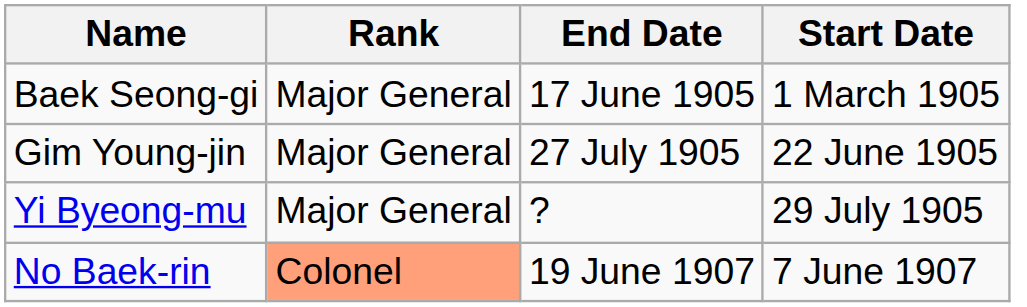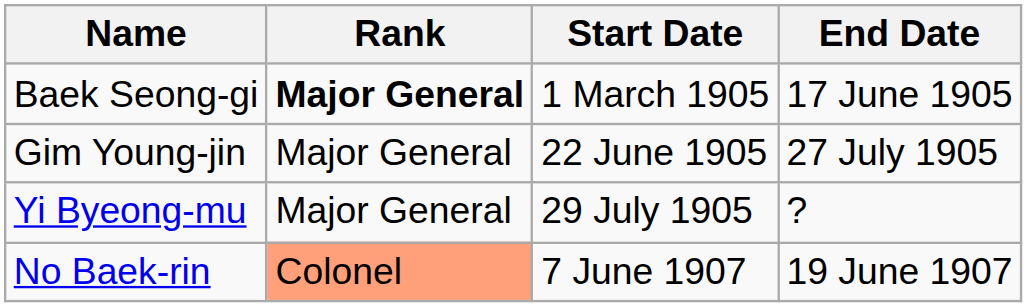columns swapped: (886, 34) <-> (642, 34)
(394, 93) normal -> (400, 93) bold
